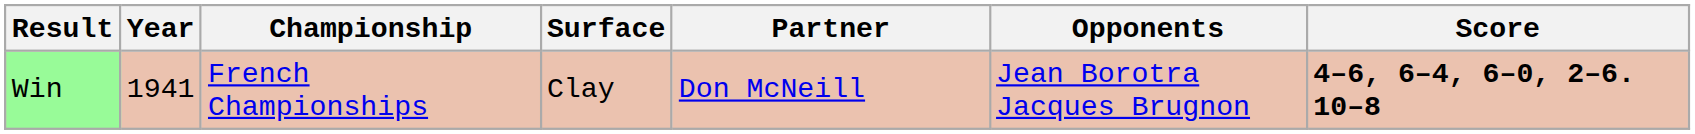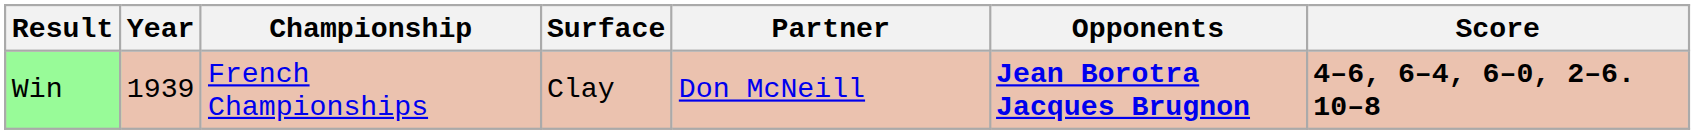(161, 90) 1941 -> (161, 90) 1939
(1123, 90) normal -> (1123, 90) bold
